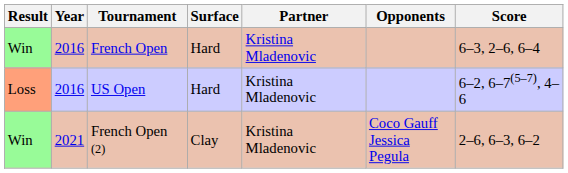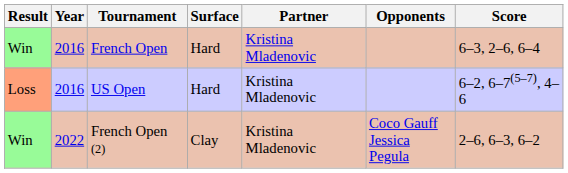(69, 139) 2021 -> (69, 139) 2022
